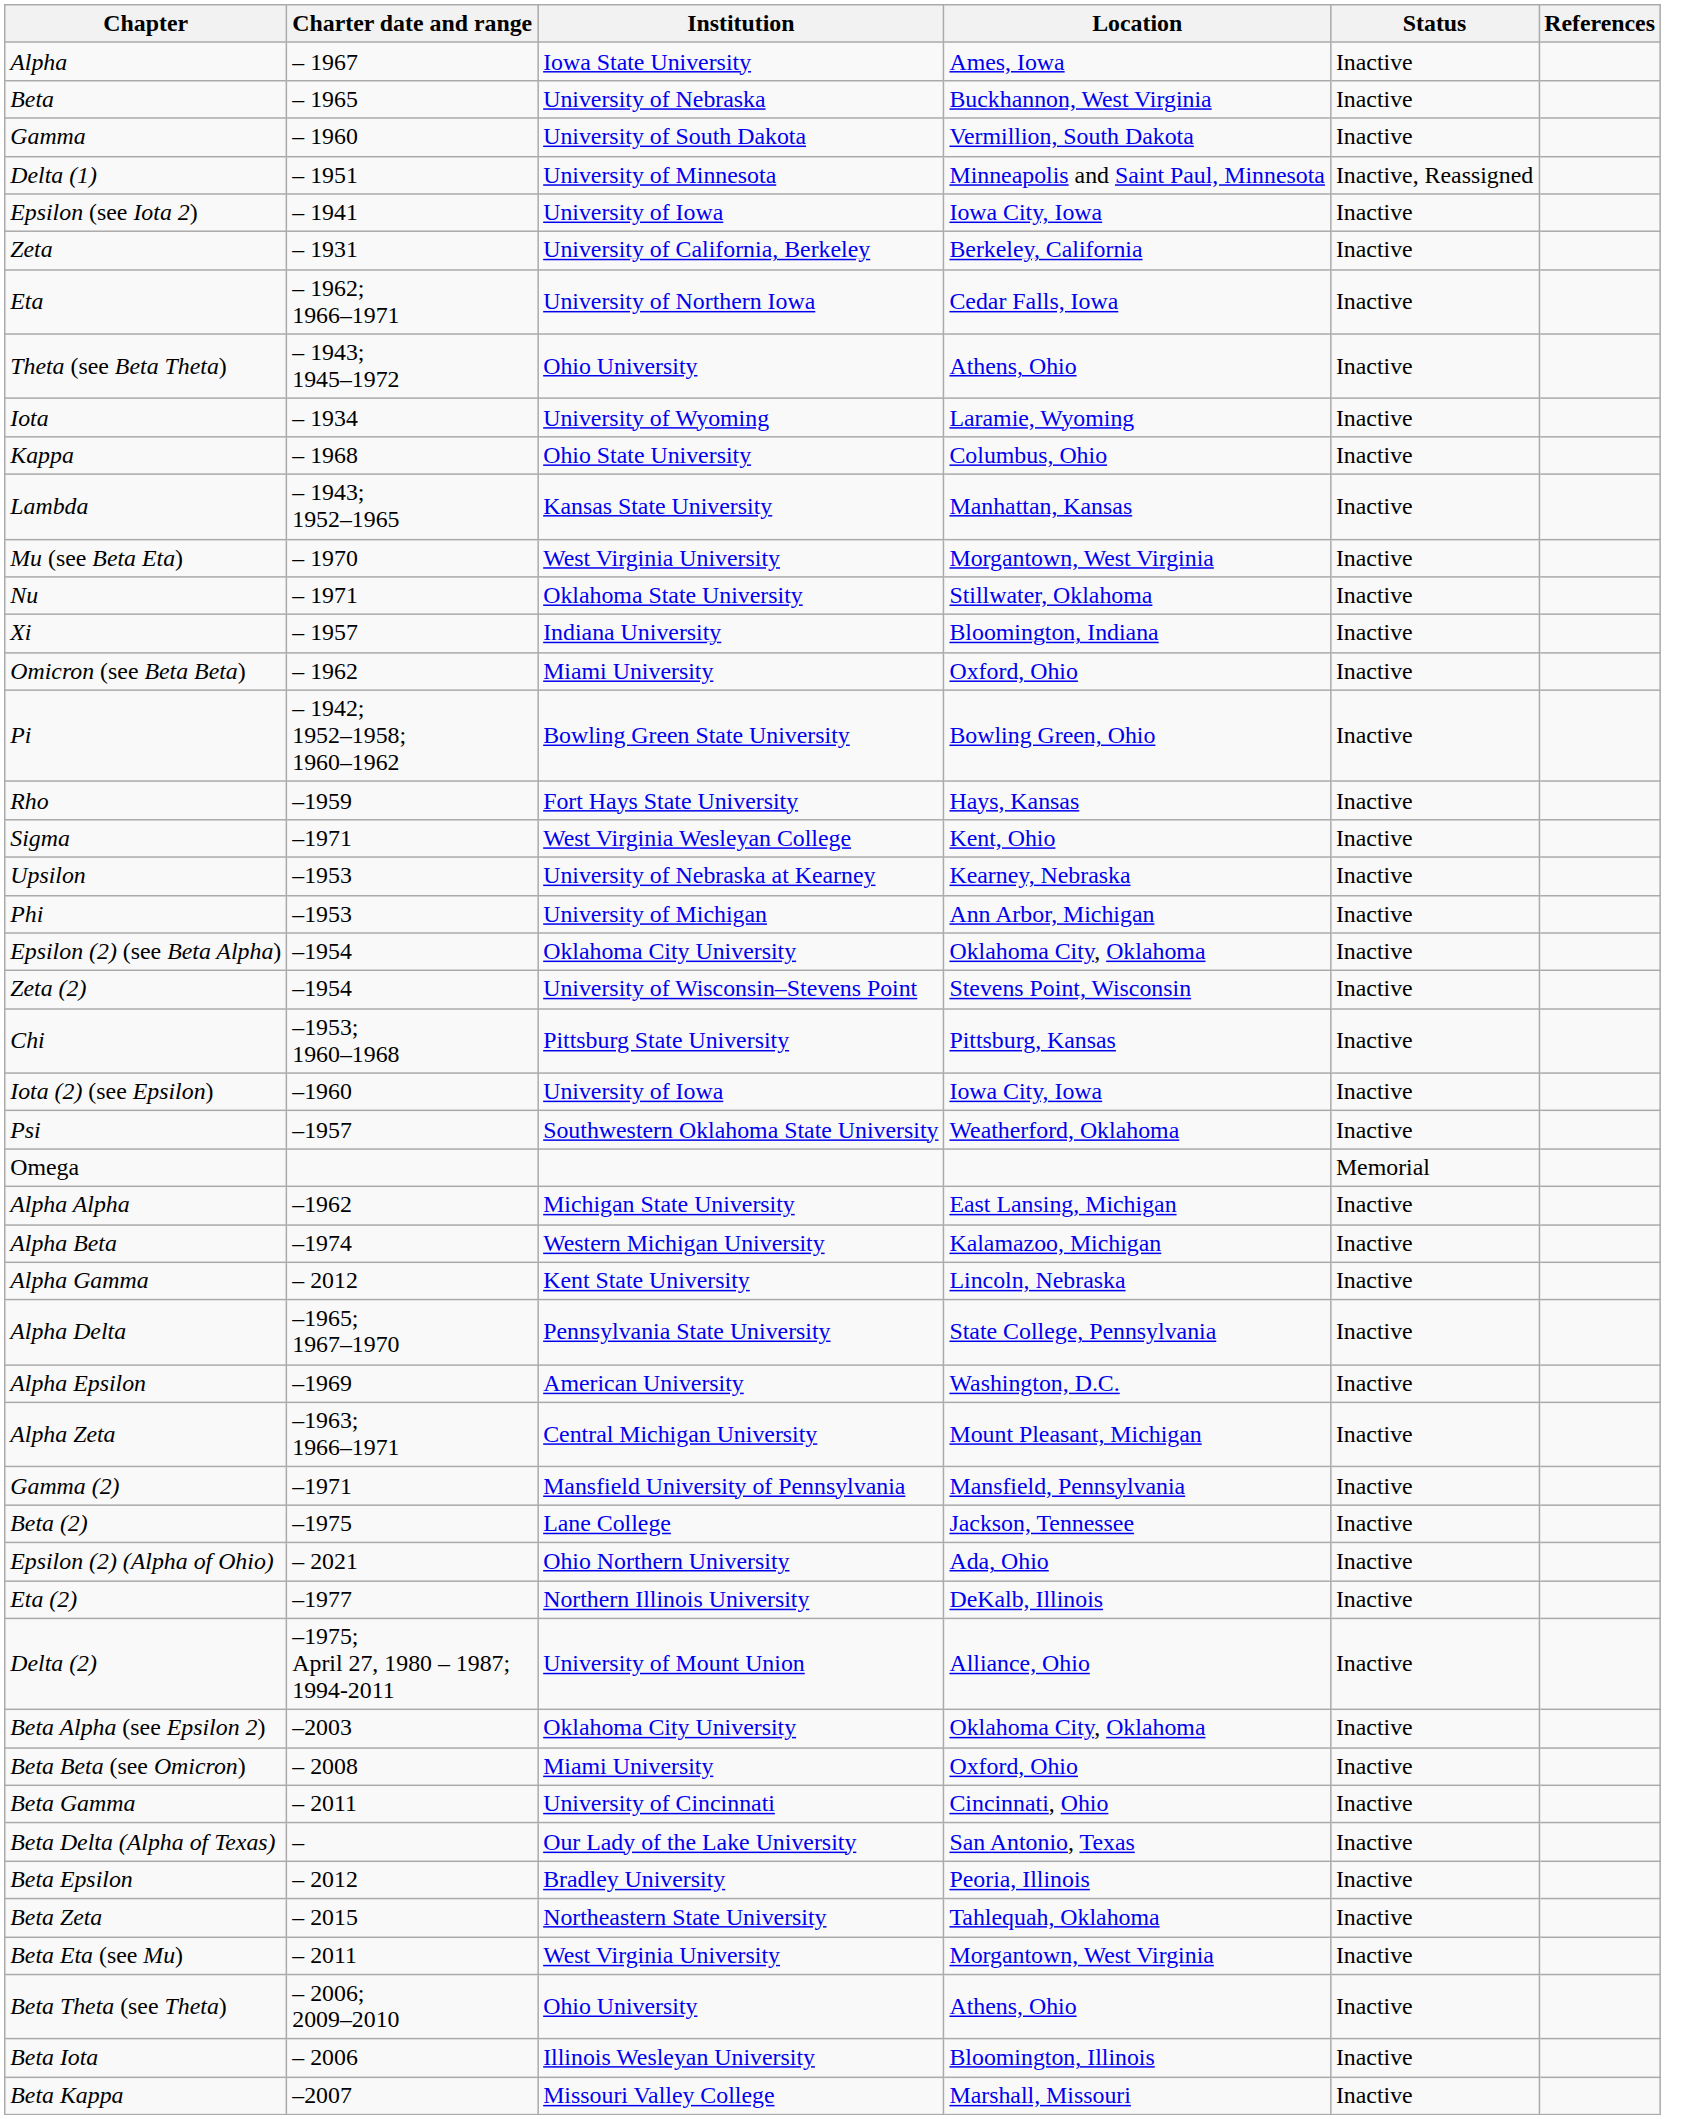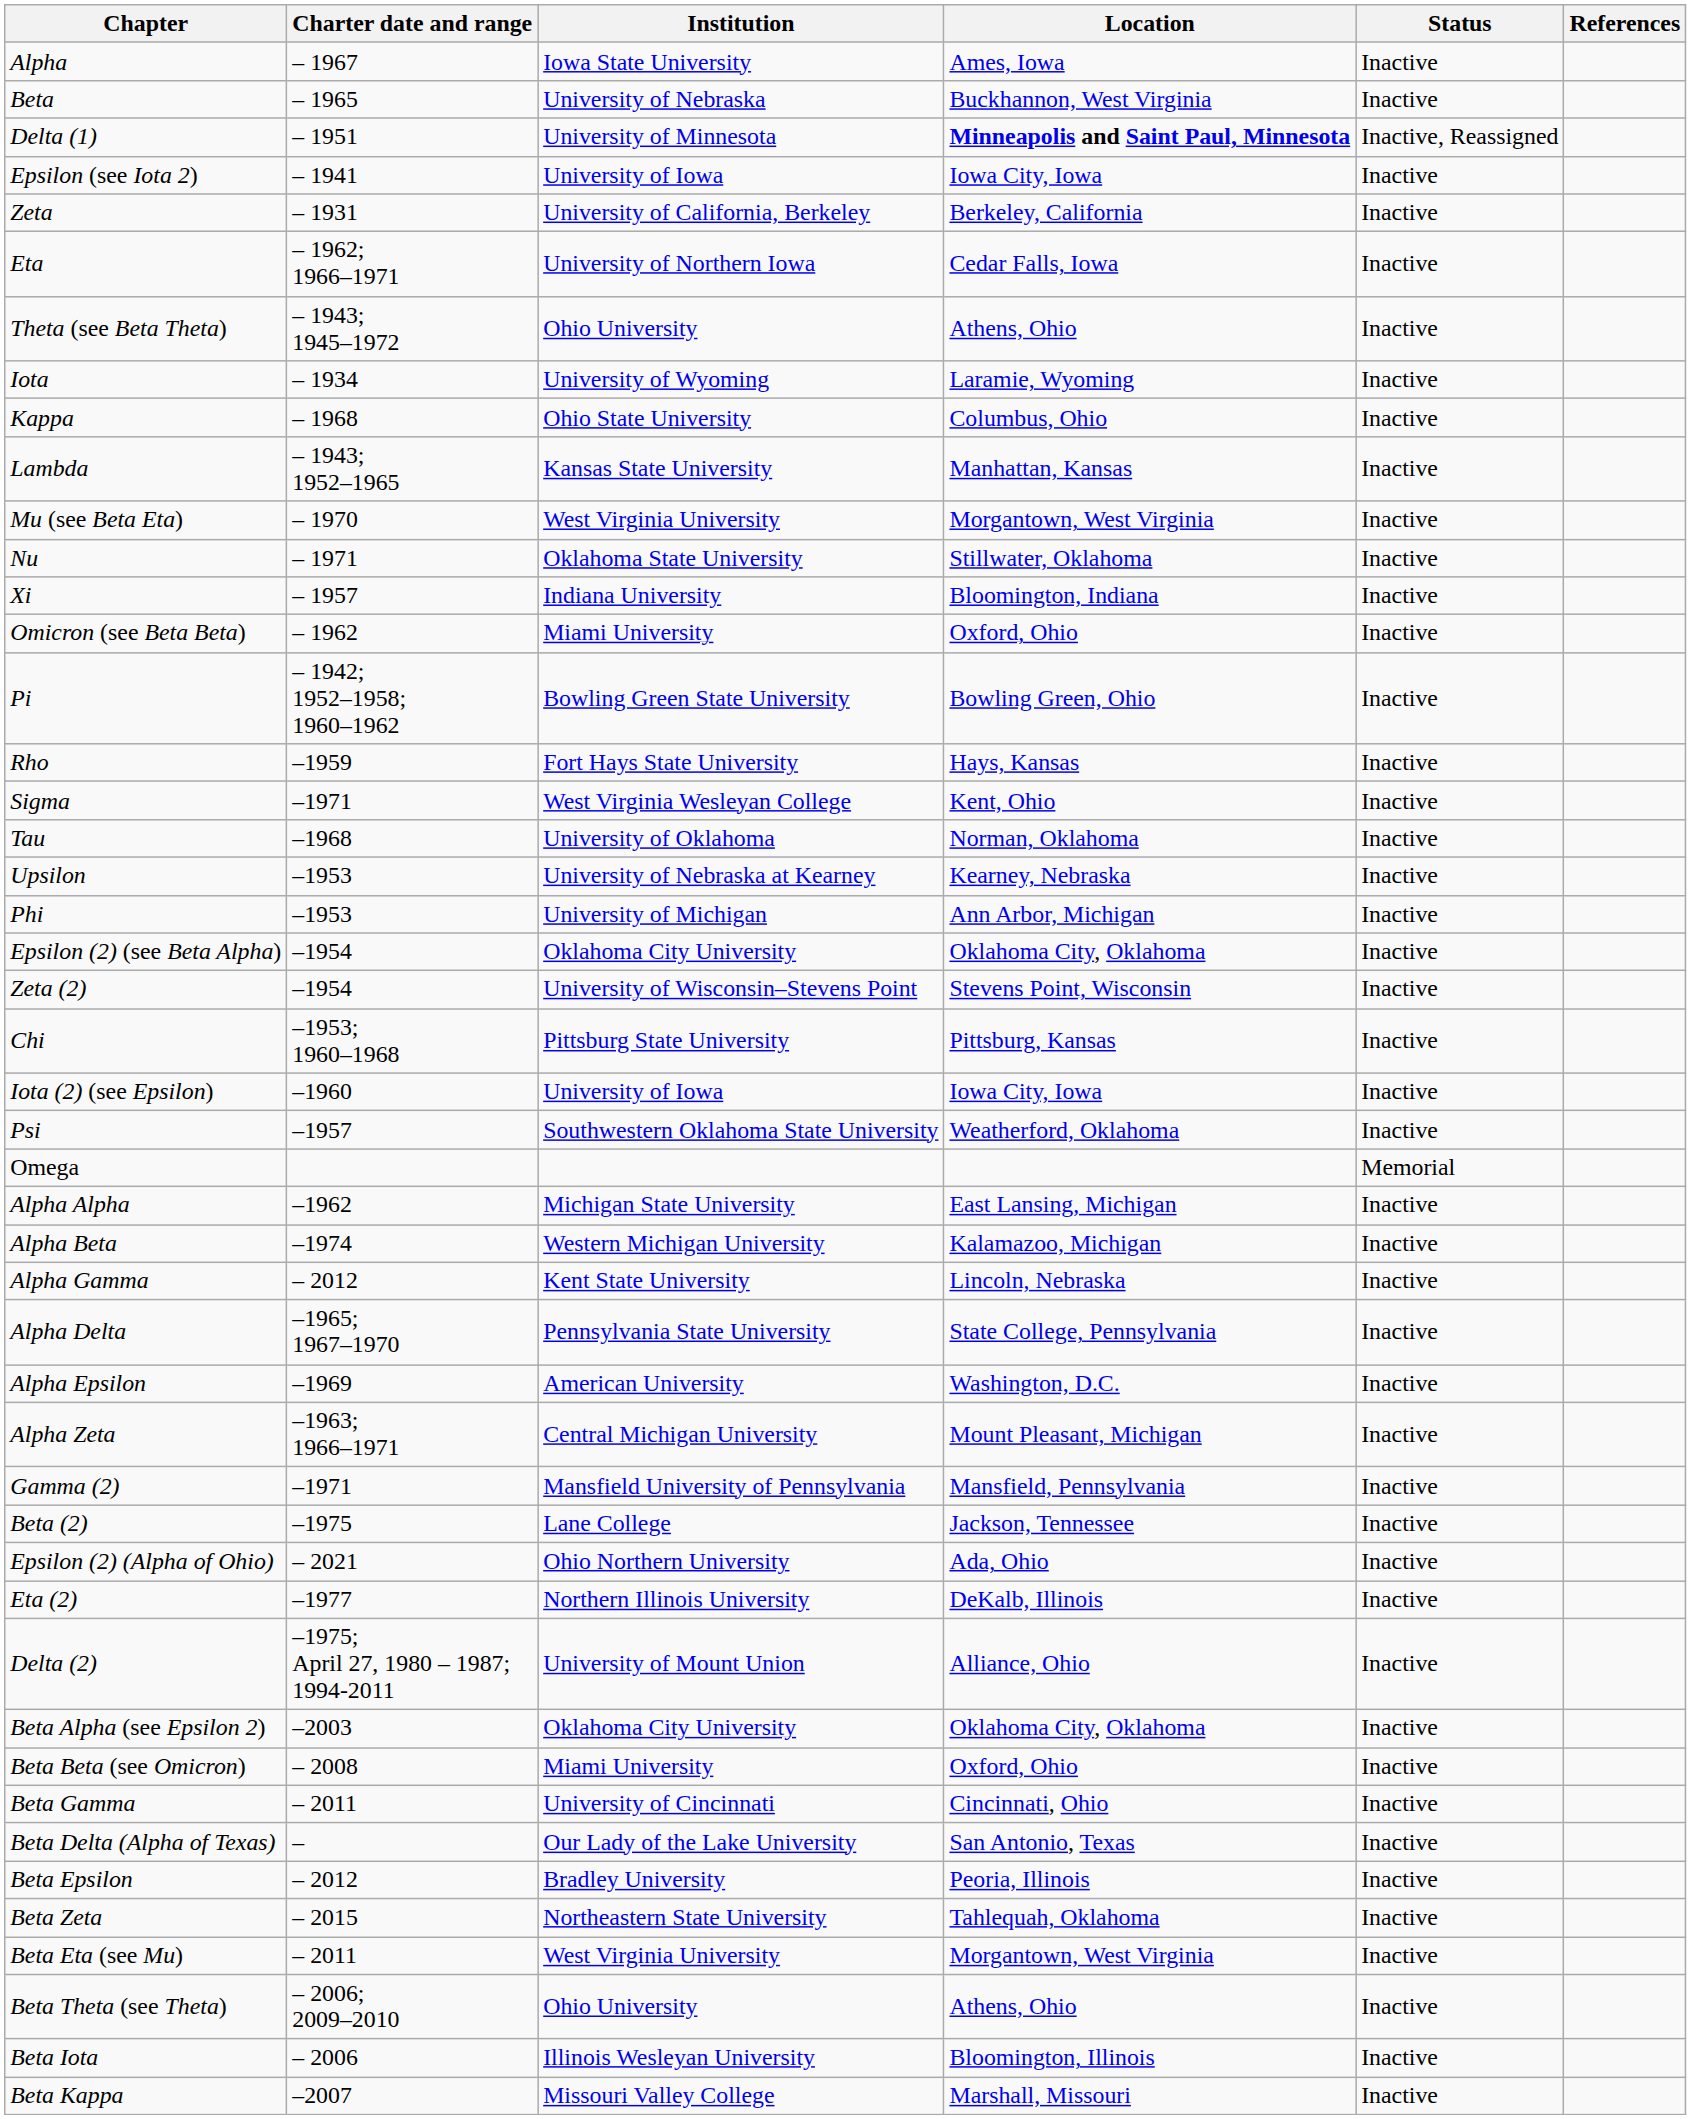- row: (48, 136)
(1137, 174) normal -> (1150, 136) bold
+ row: (28, 838)
